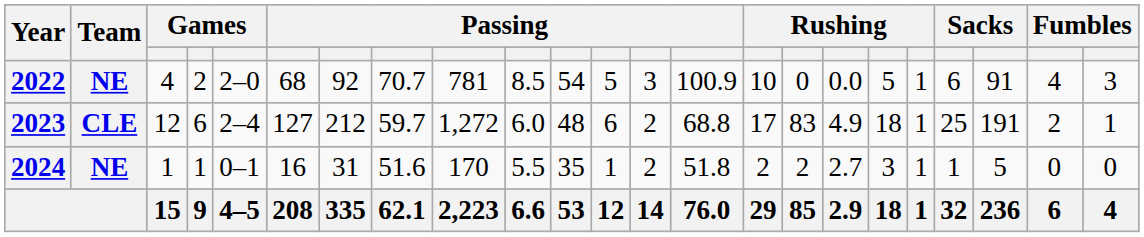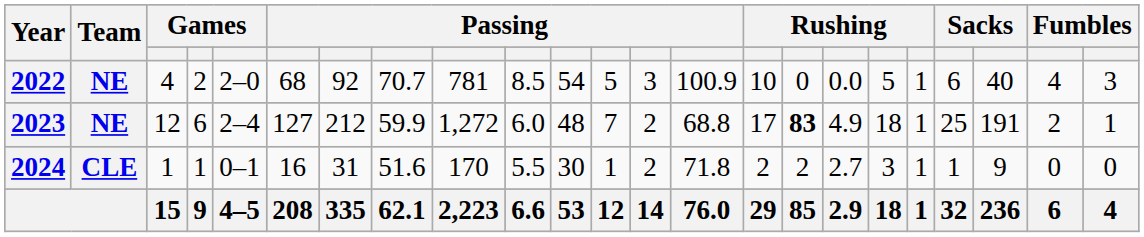(1000, 81) 91 -> (1000, 81) 40
(109, 124) CLE -> (109, 124) NE
(402, 124) 59.7 -> (402, 124) 59.9
(611, 124) 6 -> (611, 124) 7
(802, 124) normal -> (802, 124) bold
(109, 167) NE -> (109, 167) CLE
(571, 167) 35 -> (571, 167) 30
(707, 167) 51.8 -> (707, 167) 71.8
(1000, 167) 5 -> (1000, 167) 9
